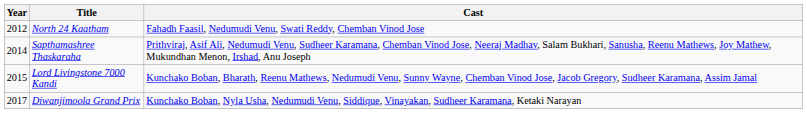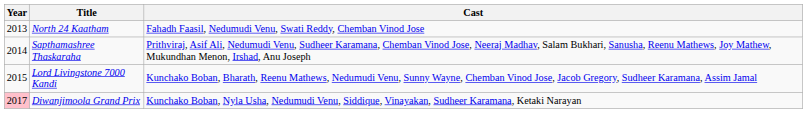(17, 28) 2012 -> (17, 28) 2013
(17, 100) no background -> (17, 100) pink background
